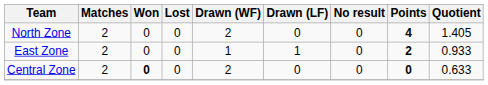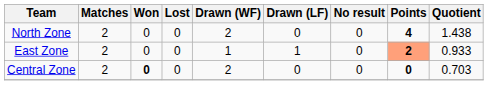(456, 32) 1.405 -> (456, 32) 1.438
(409, 51) no background -> (409, 51) lightsalmon background
(456, 70) 0.633 -> (456, 70) 0.703
